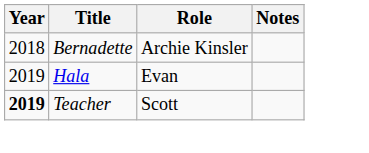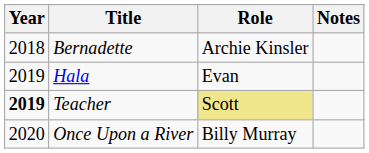(159, 104) no background -> (220, 104) khaki background
+ row: (123, 133)
